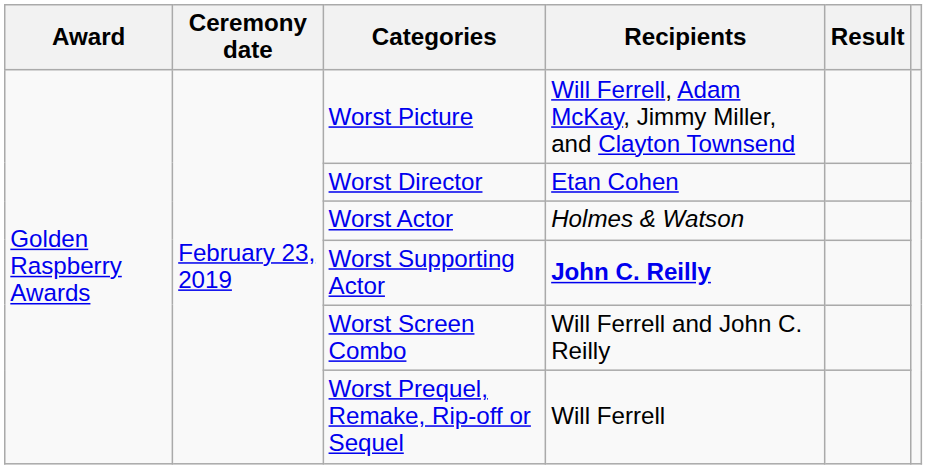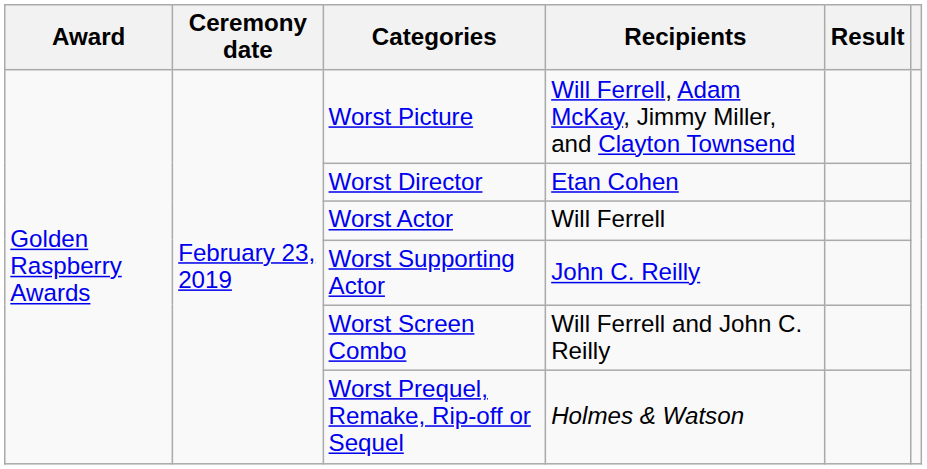(648, 220) Holmes & Watson -> (608, 220) Will Ferrell
(631, 272) bold -> (626, 272) normal
(608, 416) Will Ferrell -> (648, 416) Holmes & Watson
